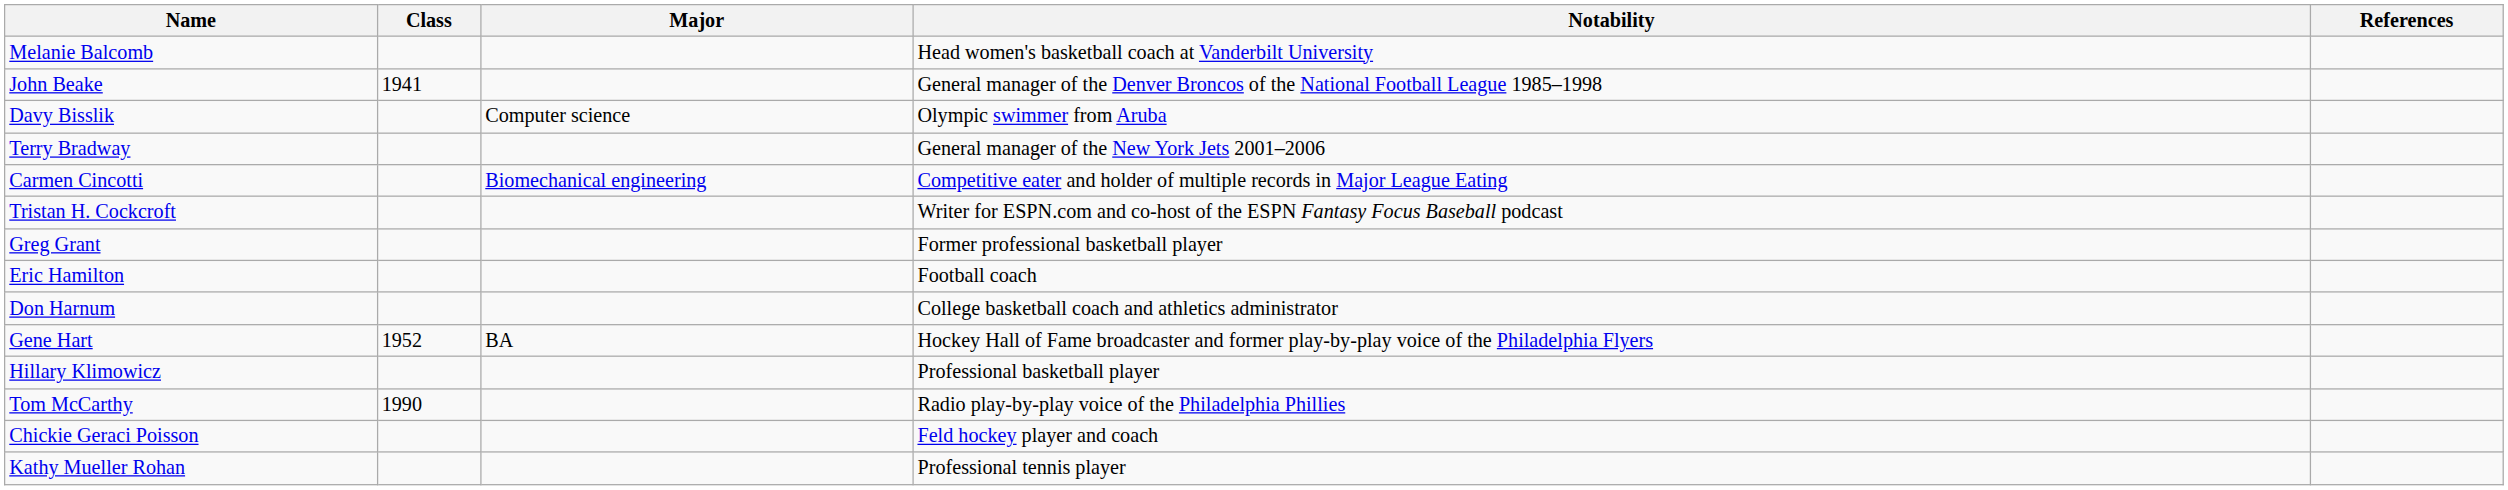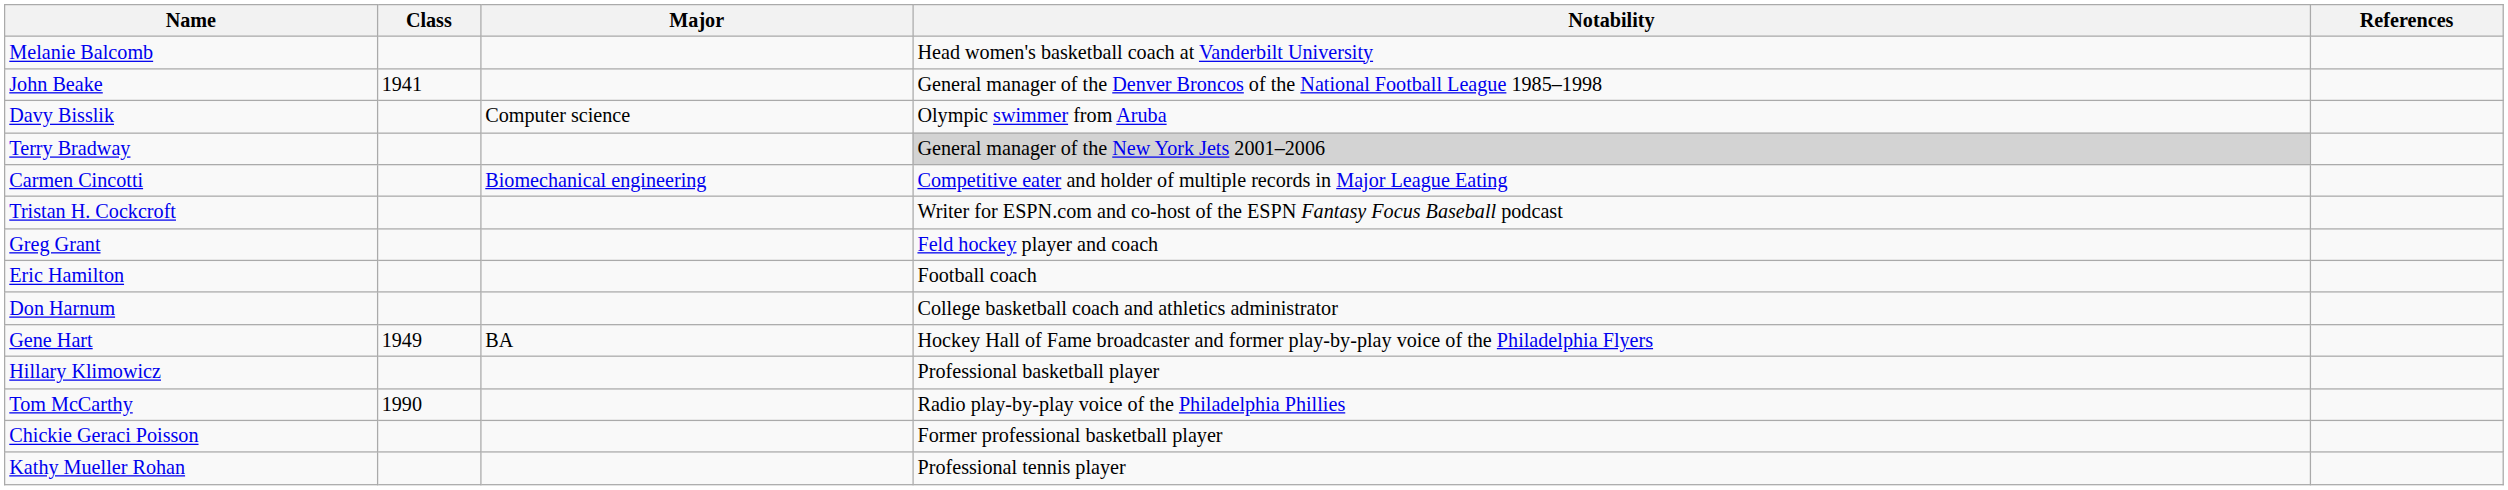(1121, 148) no background -> (1121, 148) lightgrey background
(1070, 244) Former professional basketball player -> (1038, 244) Feld hockey player and coach
(402, 340) 1952 -> (402, 340) 1949
(1038, 436) Feld hockey player and coach -> (1070, 436) Former professional basketball player
